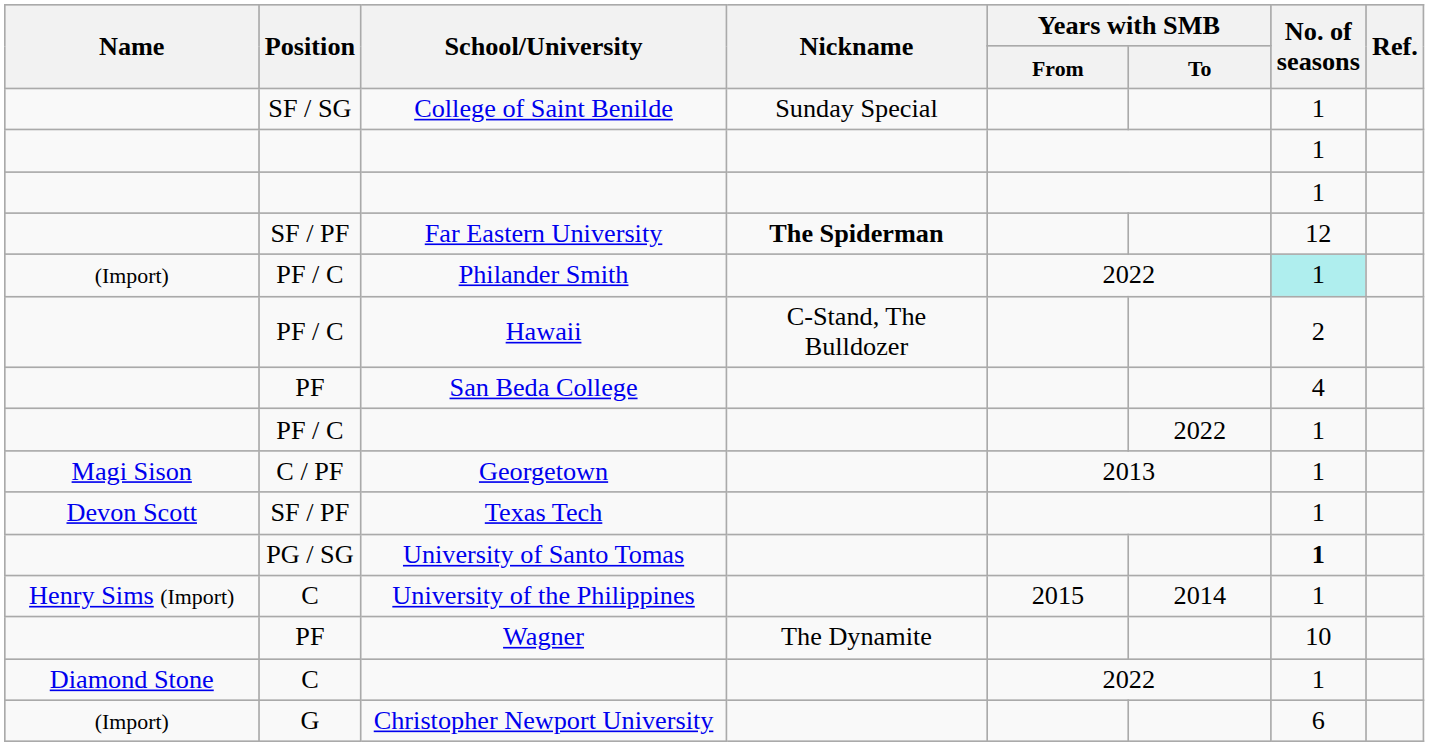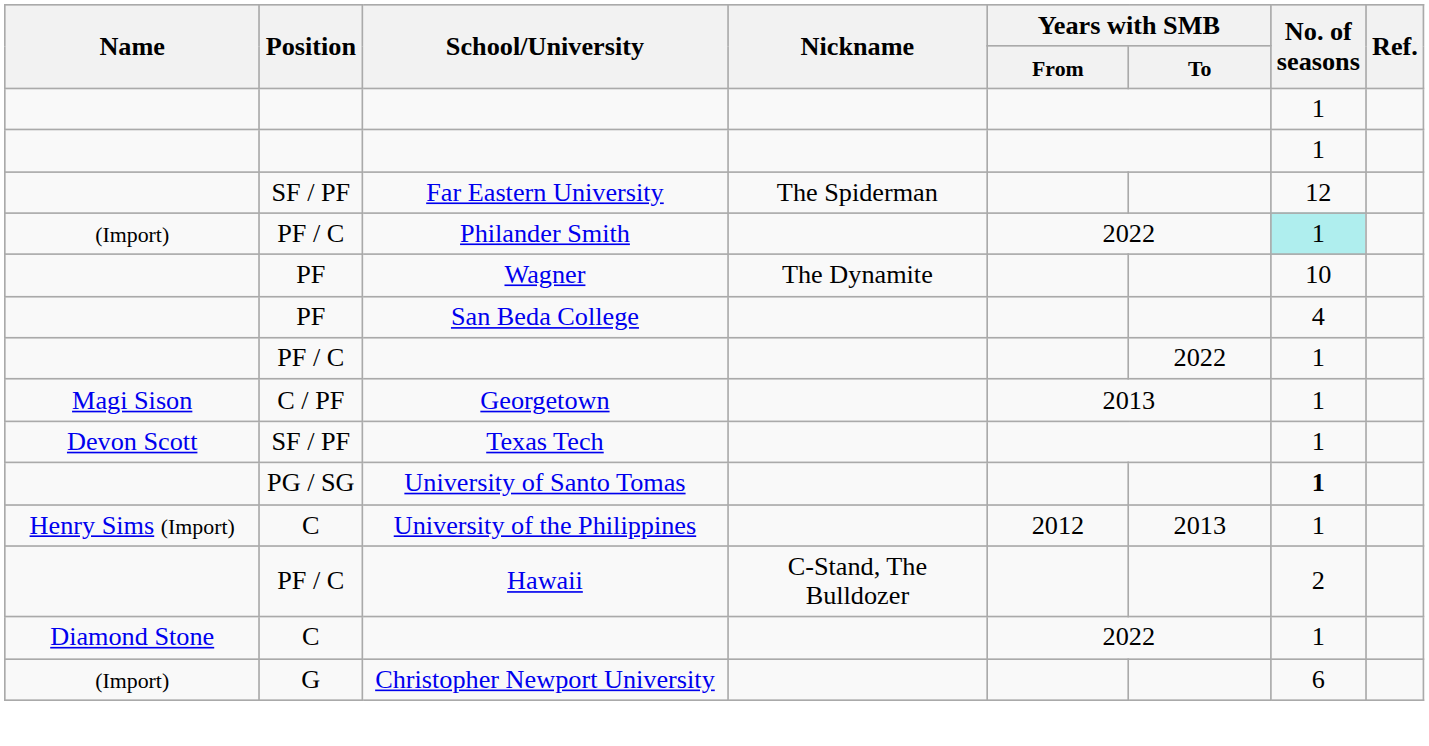- row: (310, 108)
(856, 233) bold -> (857, 191) normal
rows swapped: (310, 637) <-> (310, 331)
(1058, 595) 2015 -> (1058, 524) 2012
(1200, 595) 2014 -> (1200, 524) 2013
